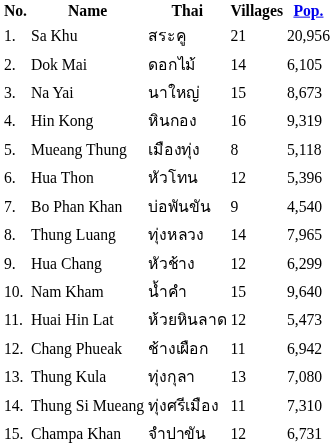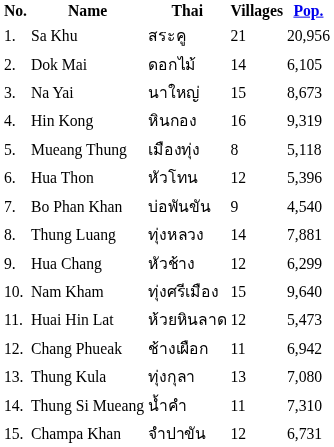(305, 234) 7,965 -> (305, 234) 7,881
(168, 292) น้ำคำ -> (183, 292) ทุ่งศรีเมือง
(183, 405) ทุ่งศรีเมือง -> (168, 405) น้ำคำ
